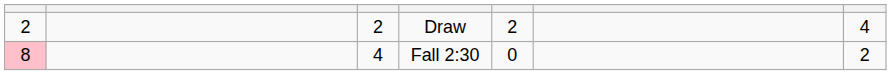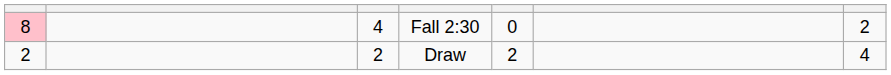rows swapped: (445, 55) <-> (445, 26)
